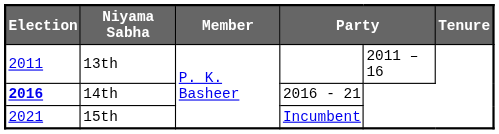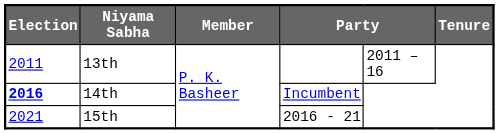(322, 94) 2016 - 21 -> (322, 94) Incumbent
(322, 117) Incumbent -> (322, 117) 2016 - 21
